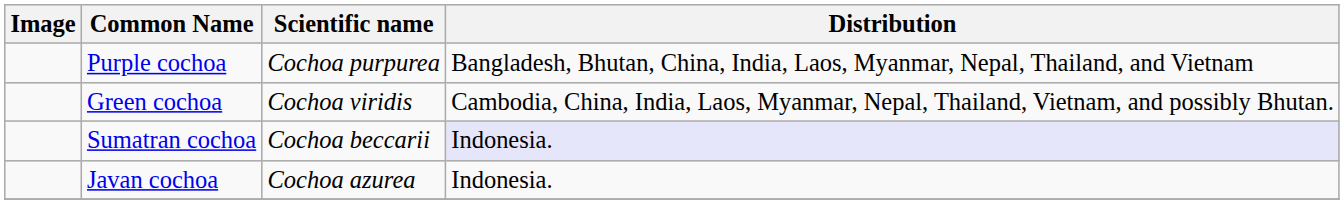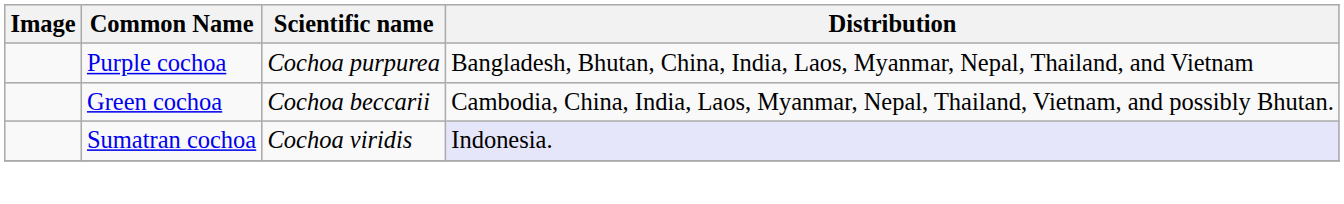(340, 101) Cochoa viridis -> (349, 101) Cochoa beccarii
(349, 140) Cochoa beccarii -> (340, 140) Cochoa viridis
- row: (153, 179)
